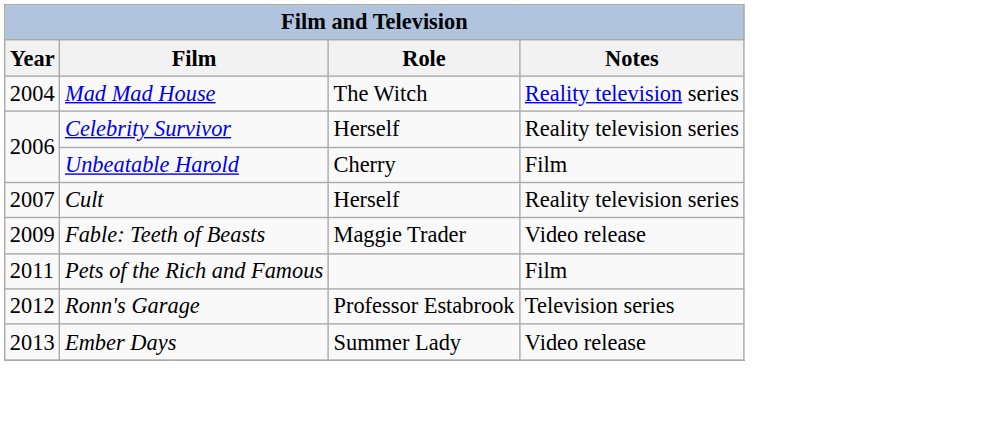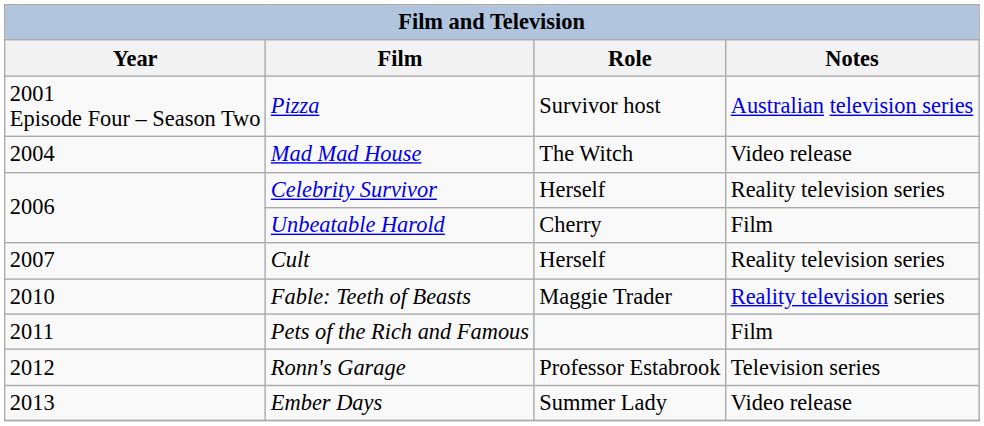+ row: (295, 105)
(632, 93) Reality television series -> (791, 154) Video release
(32, 235) 2009 -> (32, 296) 2010
(585, 235) Video release -> (838, 296) Reality television series
